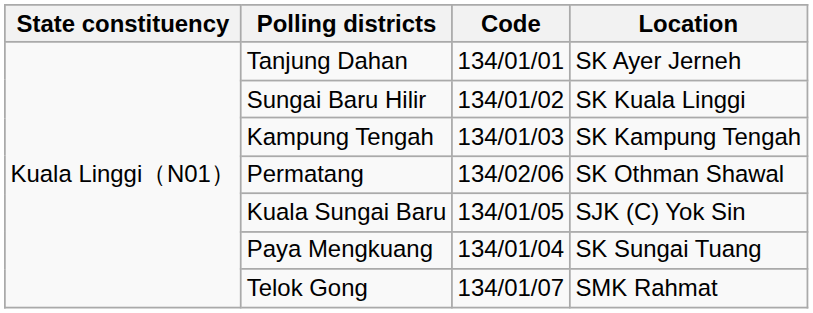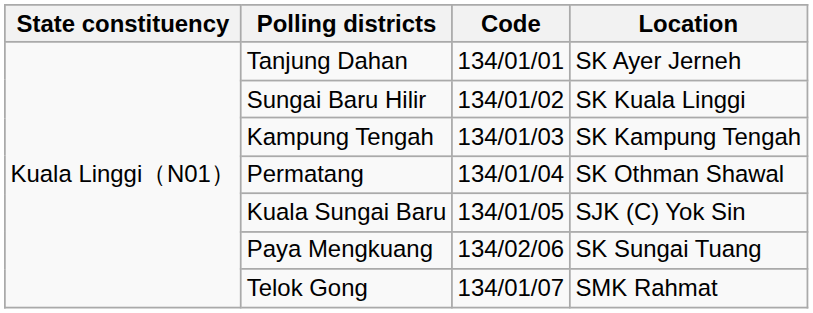(511, 174) 134/02/06 -> (511, 174) 134/01/04
(511, 250) 134/01/04 -> (511, 250) 134/02/06
